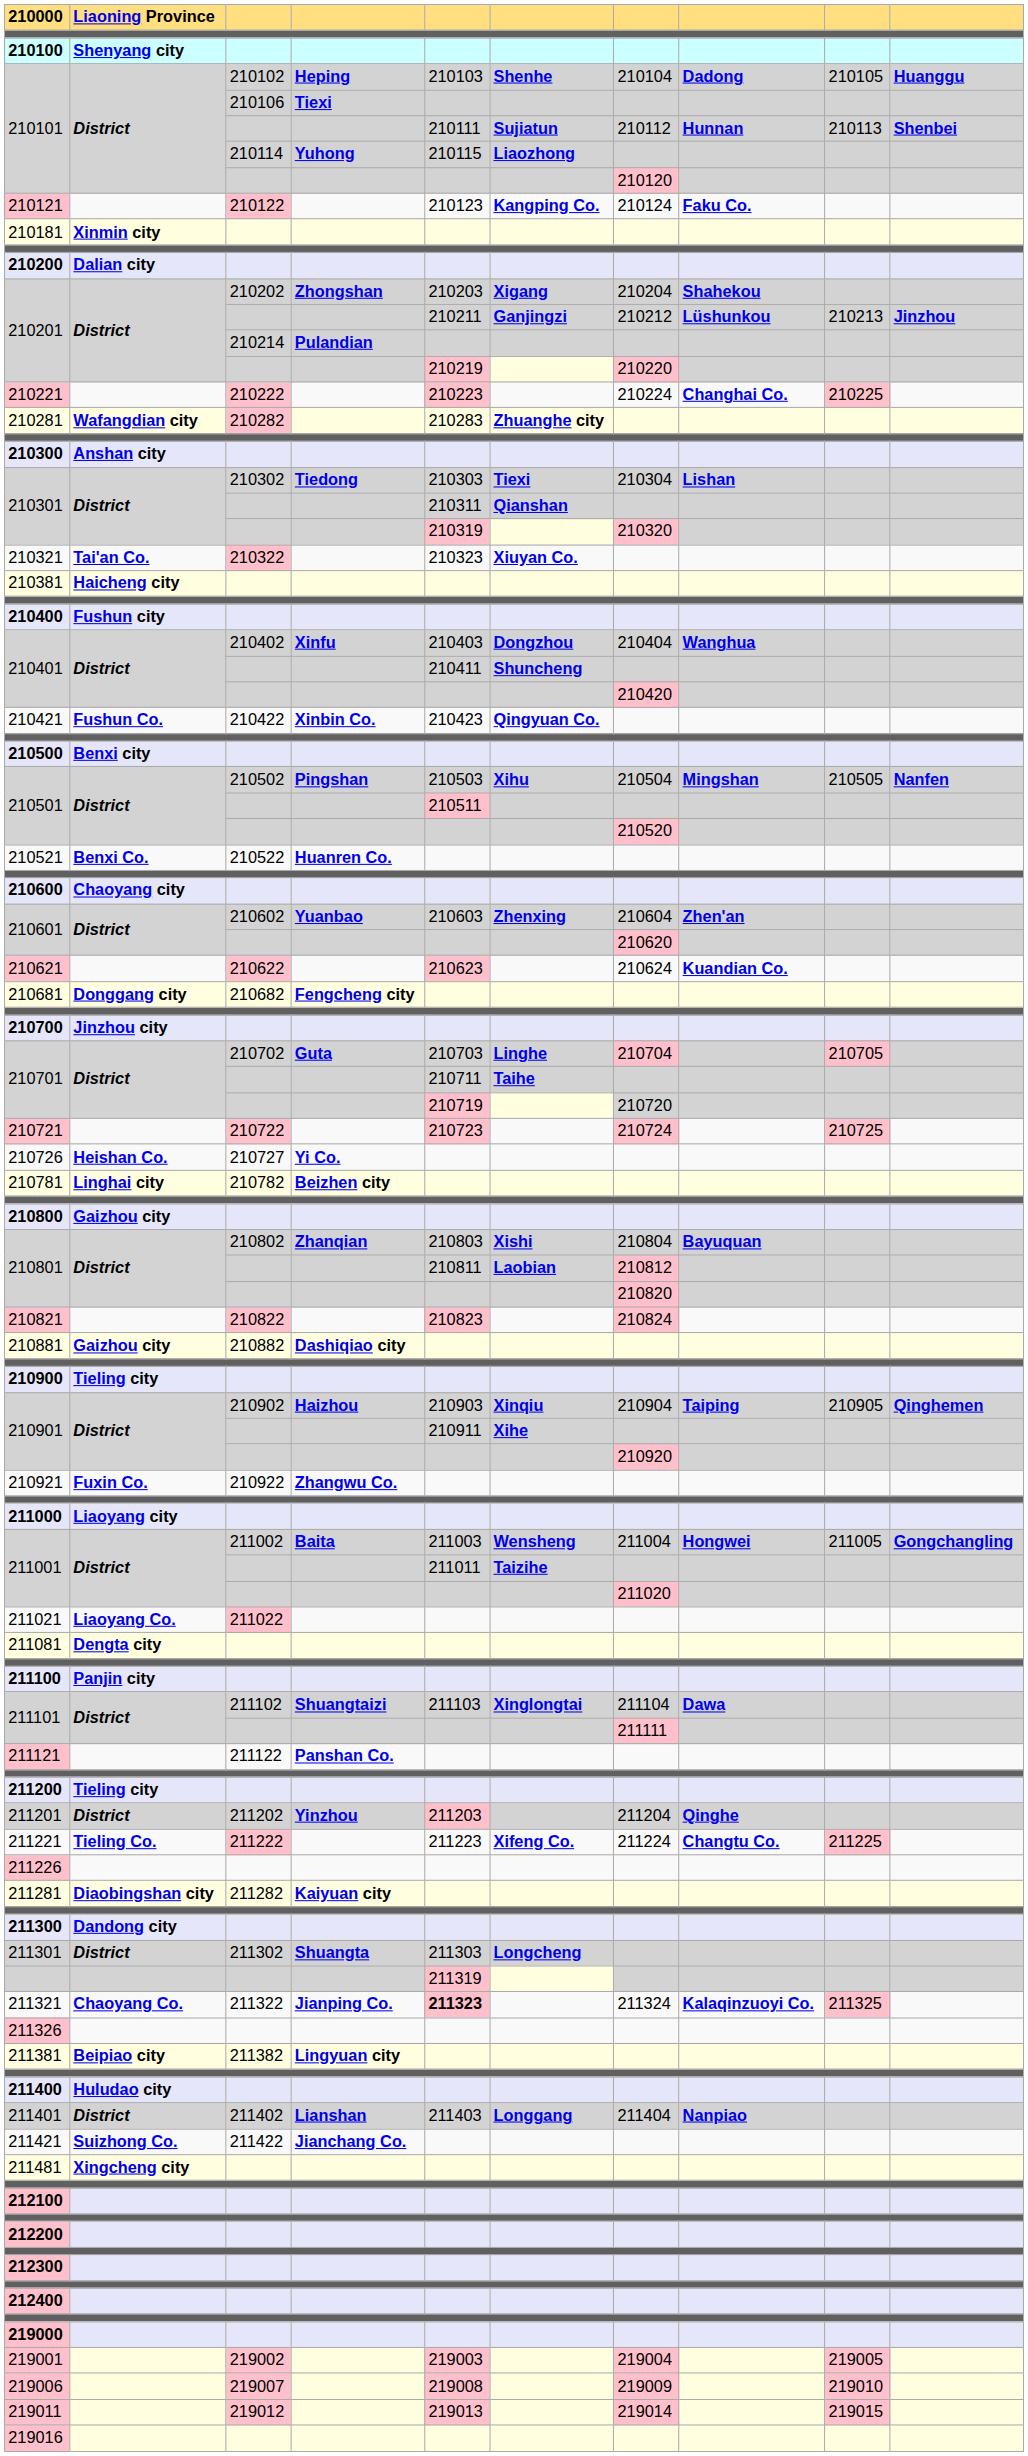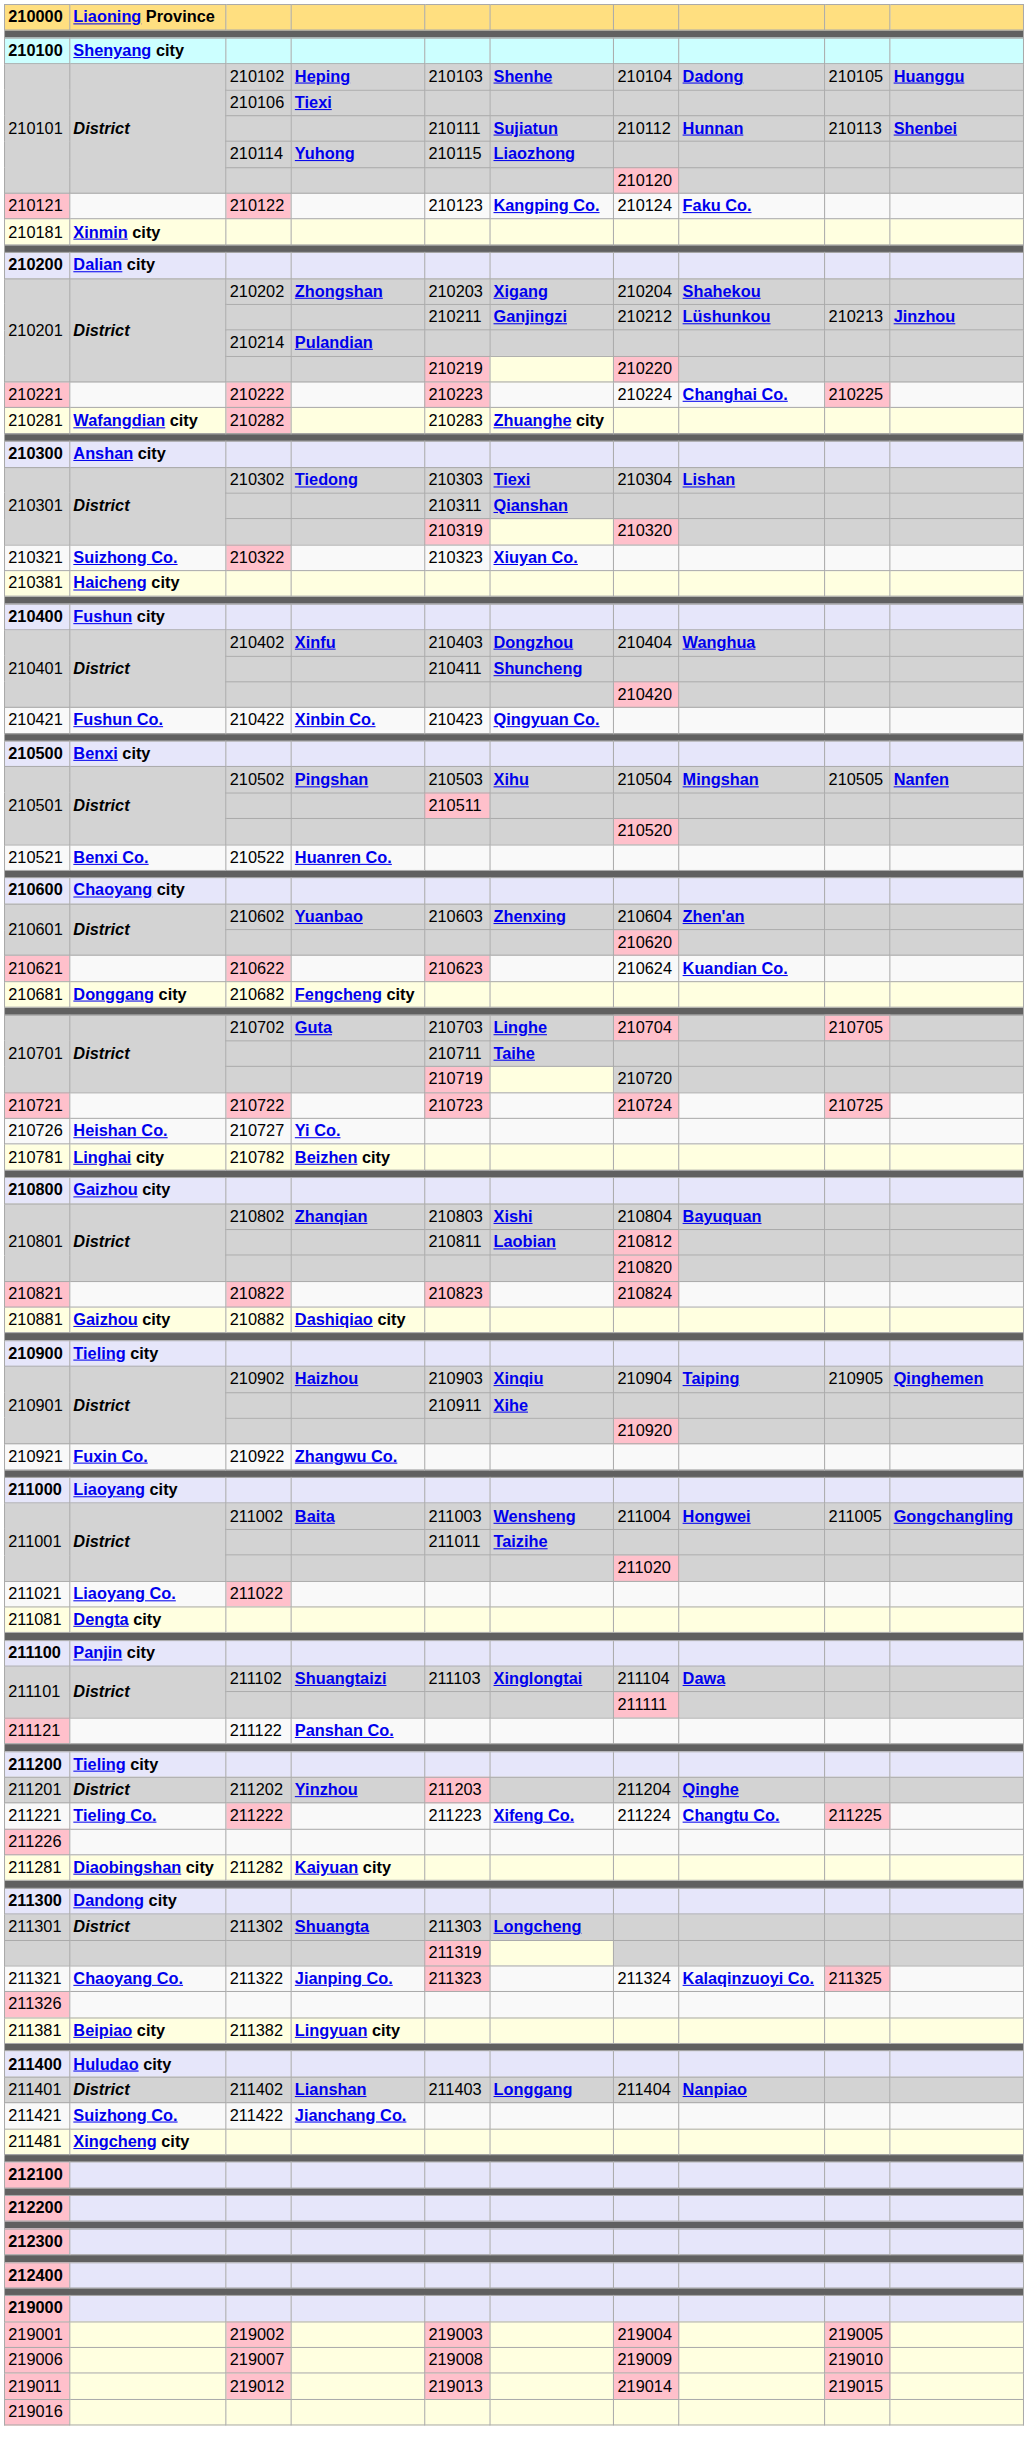(111, 557) Tai'an Co. -> (125, 557) Suizhong Co.
- row: (36, 1027)
(455, 2004) bold -> (455, 1978) normal
